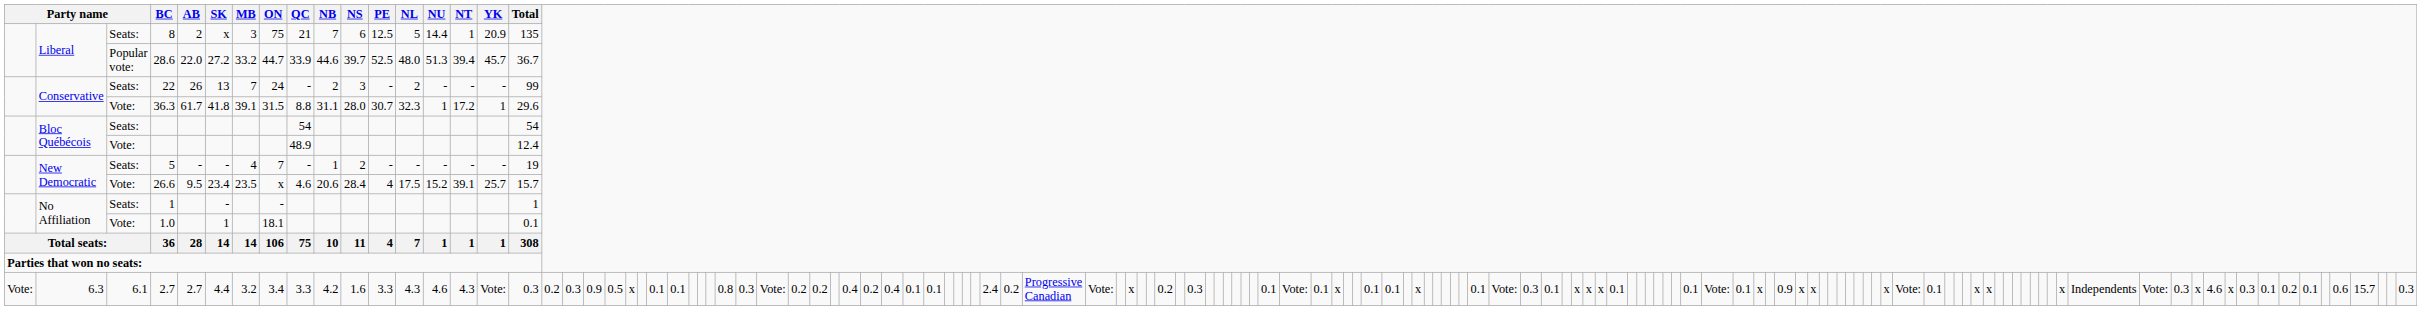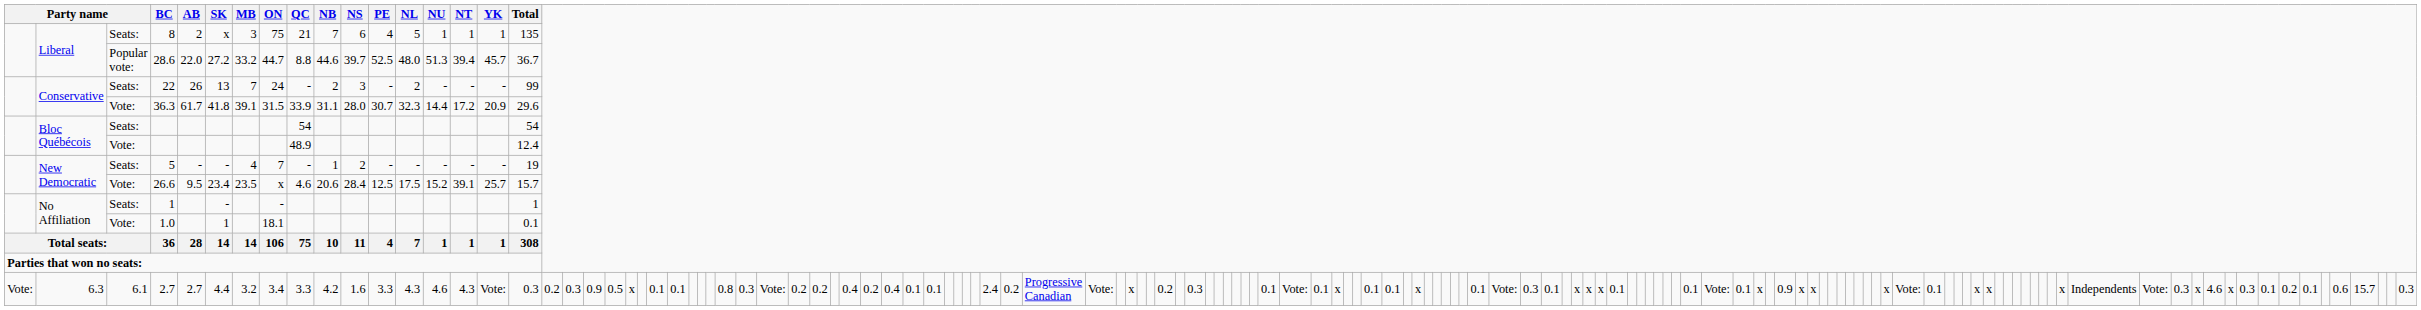(382, 33) 12.5 -> (390, 33) 4
(437, 33) 14.4 -> (444, 33) 1
(495, 33) 20.9 -> (503, 33) 1
(300, 60) 33.9 -> (303, 60) 8.8
(303, 106) 8.8 -> (300, 106) 33.9
(444, 106) 1 -> (437, 106) 14.4
(503, 106) 1 -> (495, 106) 20.9
(390, 184) 4 -> (382, 184) 12.5
